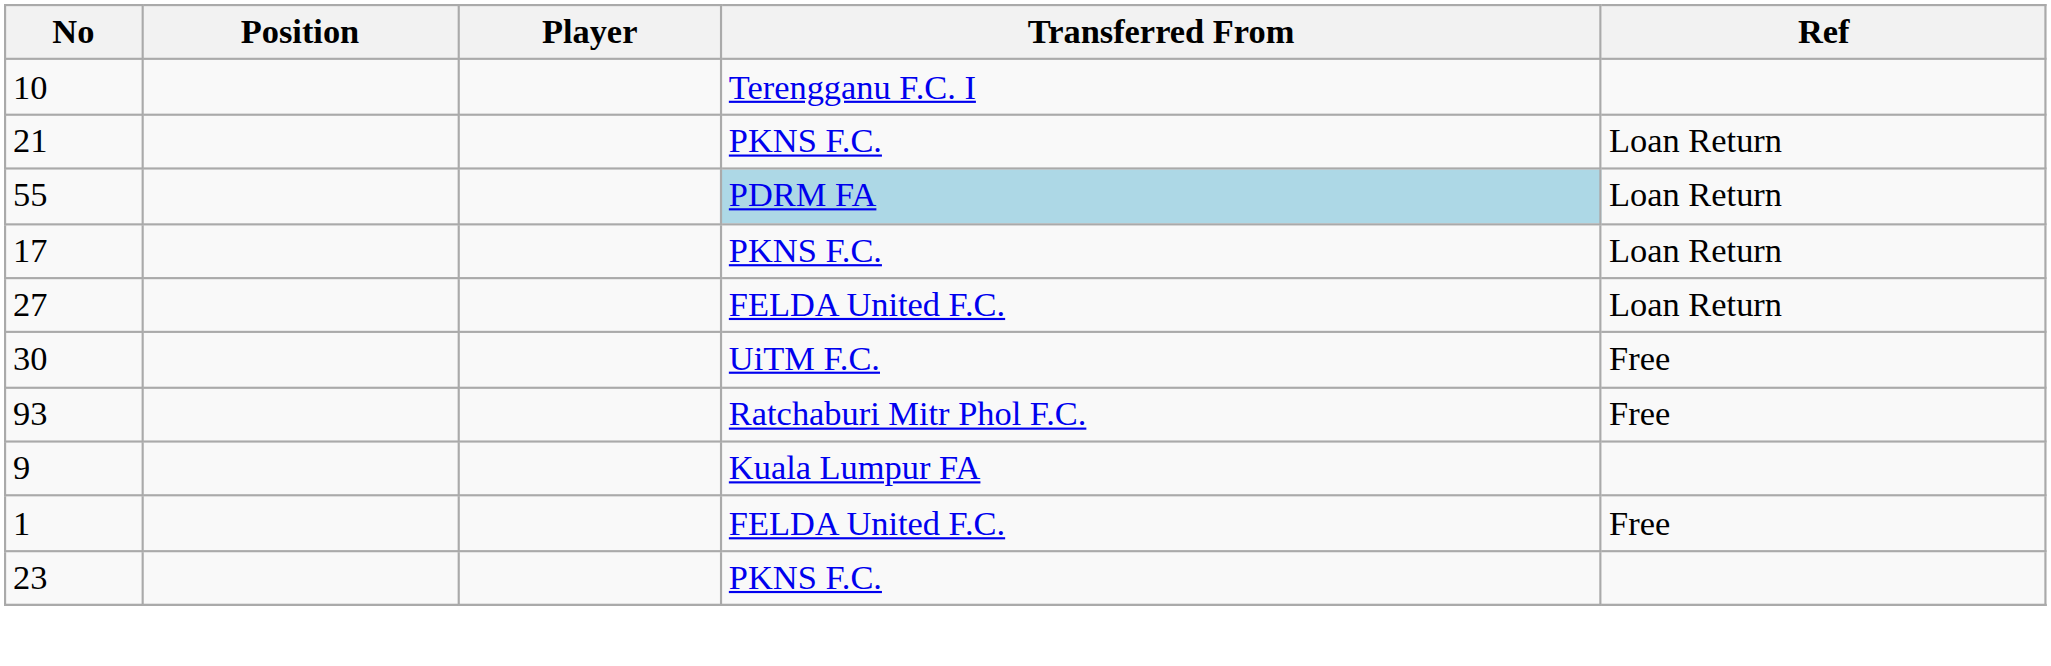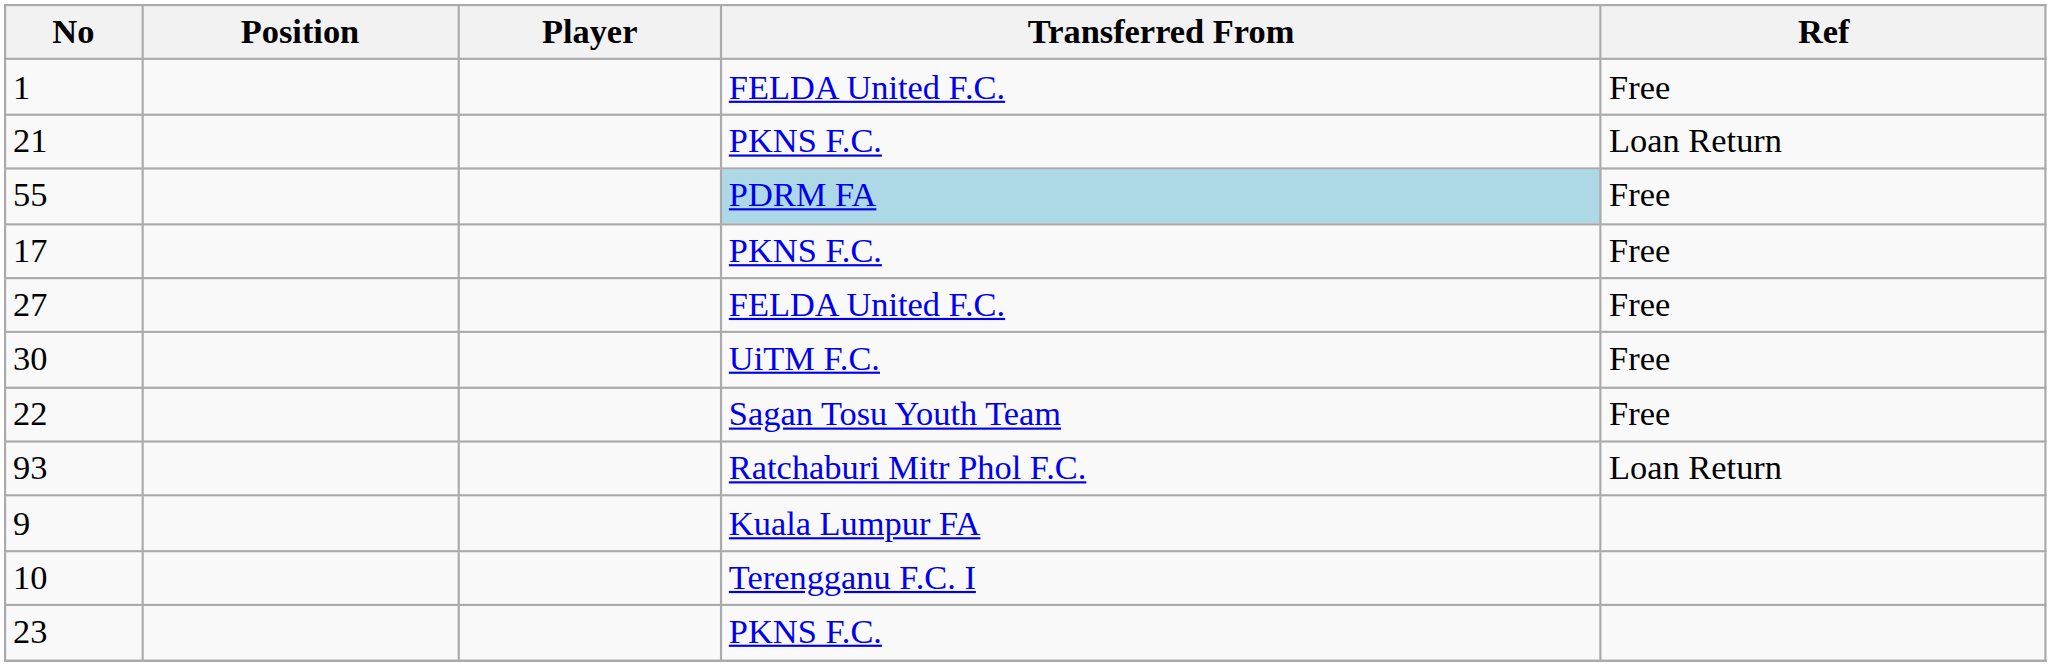rows swapped: (22, 522) <-> (30, 86)
(1696, 195) Loan Return -> (1640, 195) Free
(1696, 250) Loan Return -> (1640, 250) Free
(1696, 304) Loan Return -> (1640, 304) Free
+ row: (30, 413)
(1640, 413) Free -> (1696, 468) Loan Return
